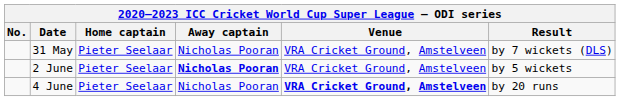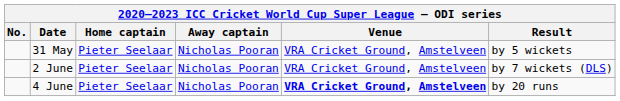(552, 50) by 7 wickets (DLS) -> (532, 50) by 5 wickets
(228, 68) bold -> (228, 68) normal
(532, 68) by 5 wickets -> (552, 68) by 7 wickets (DLS)
